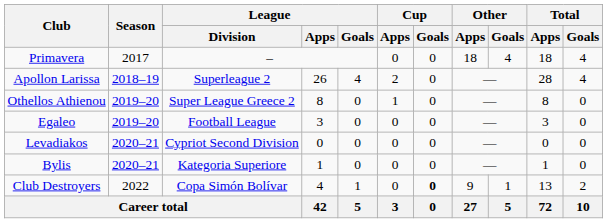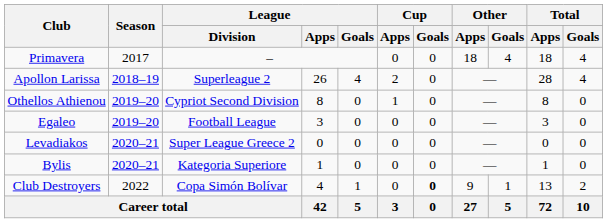(232, 100) Super League Greece 2 -> (232, 100) Cypriot Second Division
(232, 143) Cypriot Second Division -> (232, 143) Super League Greece 2
